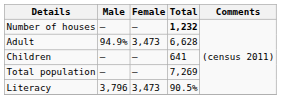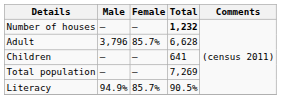(114, 42) 94.9% -> (114, 42) 3,796
(146, 42) 3,473 -> (146, 42) 85.7%
(114, 87) 3,796 -> (114, 87) 94.9%
(146, 87) 3,473 -> (146, 87) 85.7%
